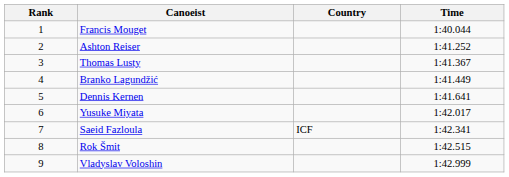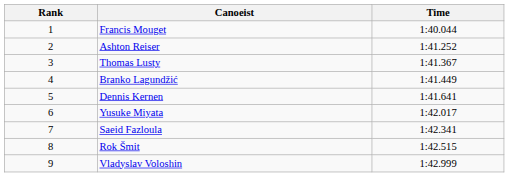- column: (347, 12)
